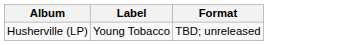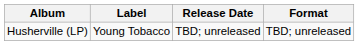+ column: (218, 13)
